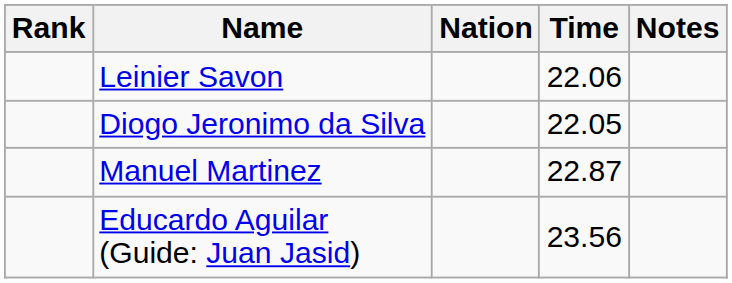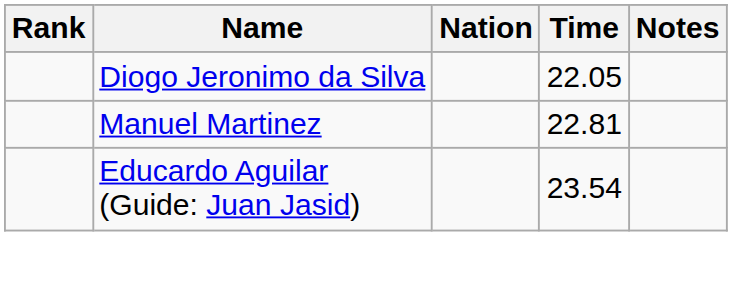- row: (191, 76)
(584, 171) 22.87 -> (584, 123) 22.81
(584, 236) 23.56 -> (584, 188) 23.54
